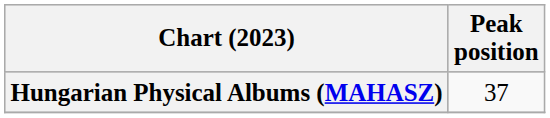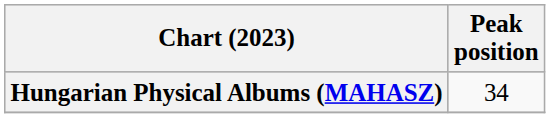(496, 91) 37 -> (496, 91) 34
